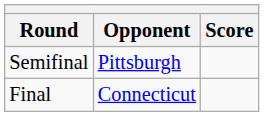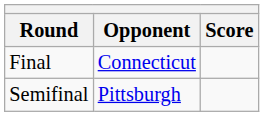rows swapped: (49, 62) <-> (30, 94)
